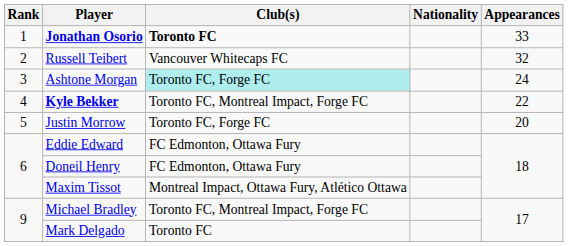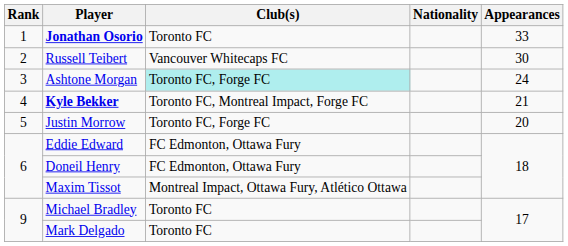(183, 36) bold -> (180, 36) normal
(522, 58) 32 -> (522, 58) 30
(522, 101) 22 -> (522, 101) 21
(258, 209) Toronto FC, Montreal Impact, Forge FC -> (180, 209) Toronto FC
